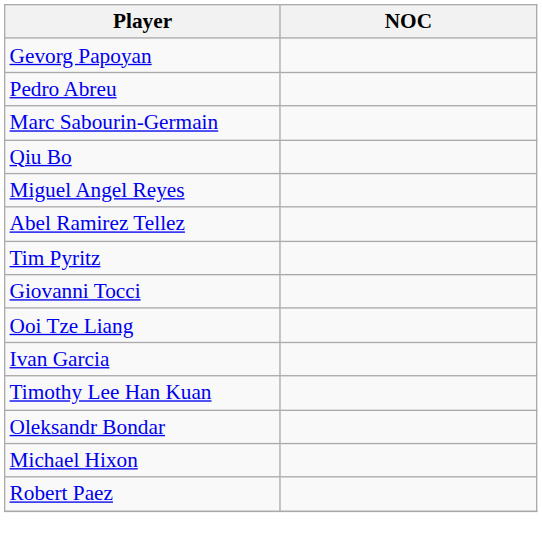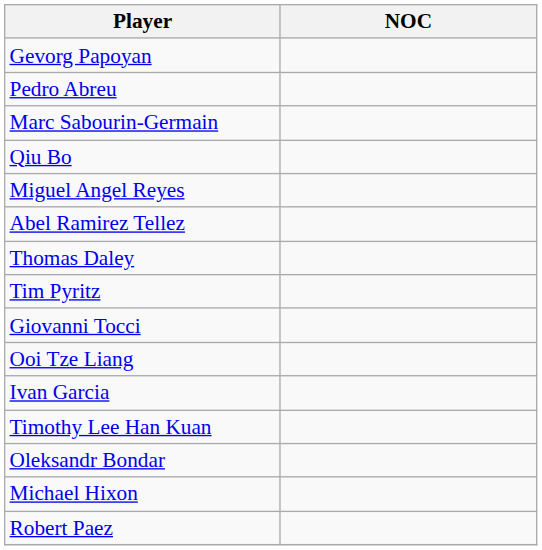+ row: (72, 257)
